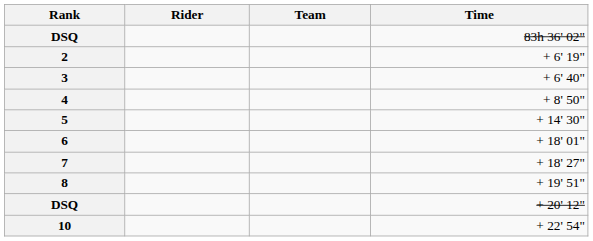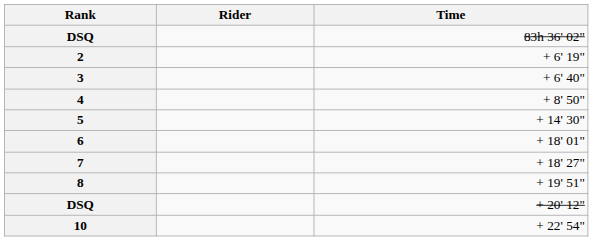- column: (310, 15)
